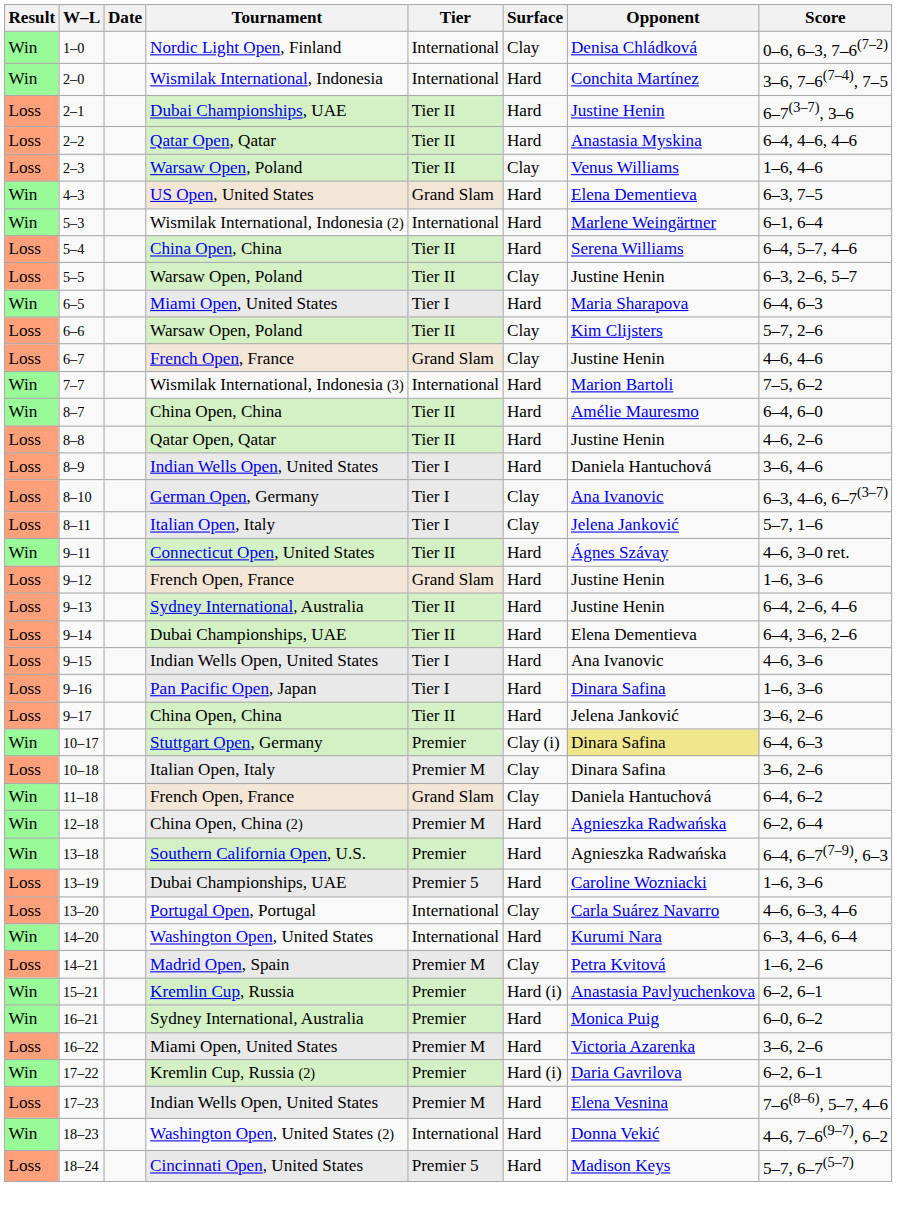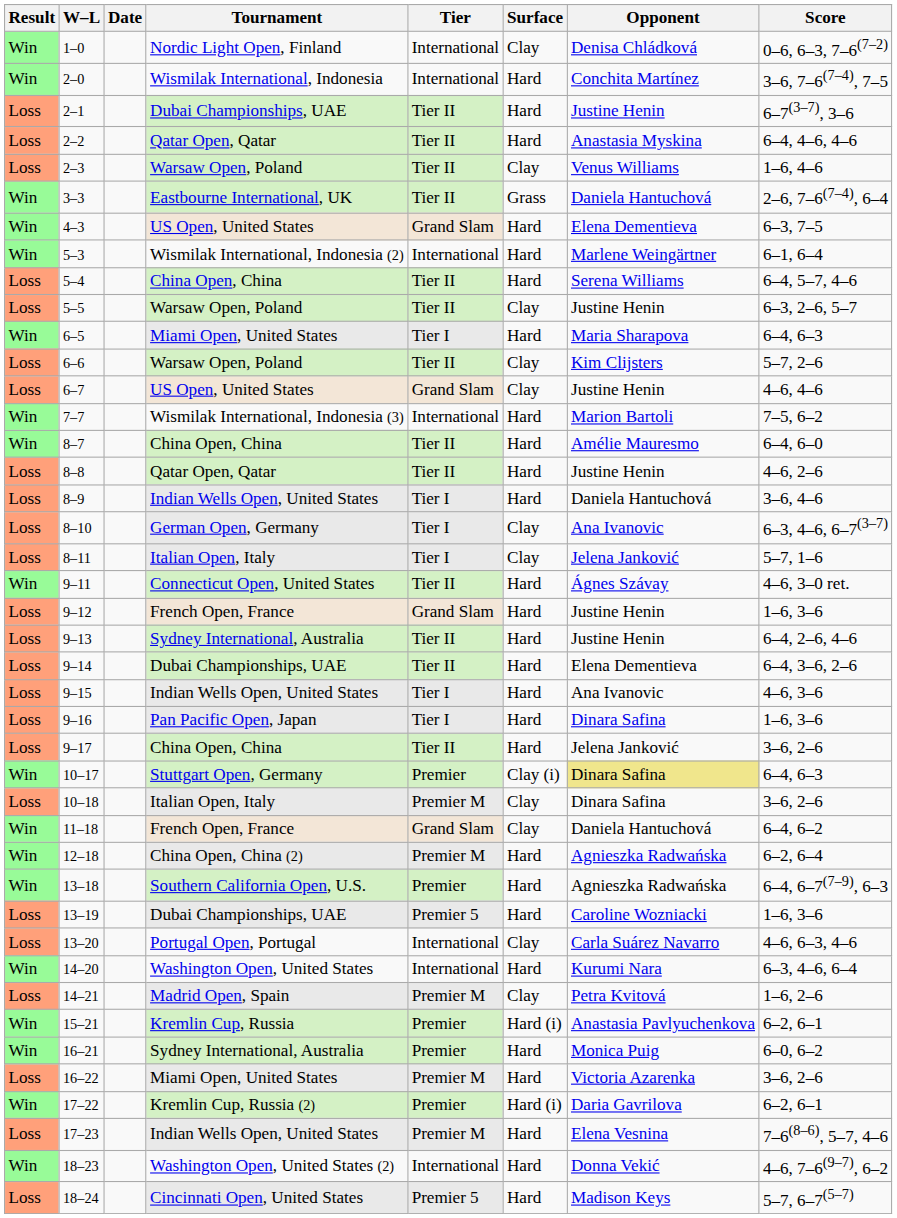+ row: (74, 198)
(222, 357) French Open, France -> (232, 389) US Open, United States
